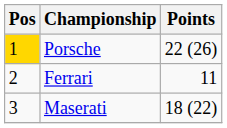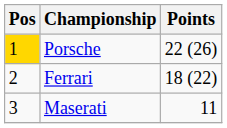(209, 78) 11 -> (191, 78) 18 (22)
(191, 108) 18 (22) -> (209, 108) 11
